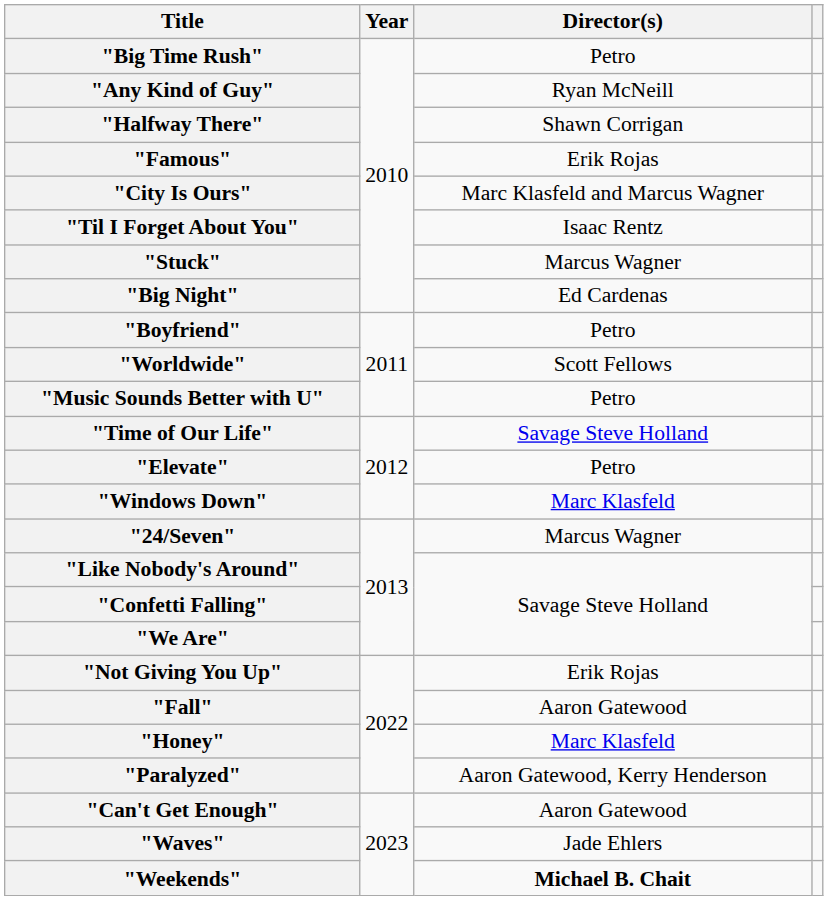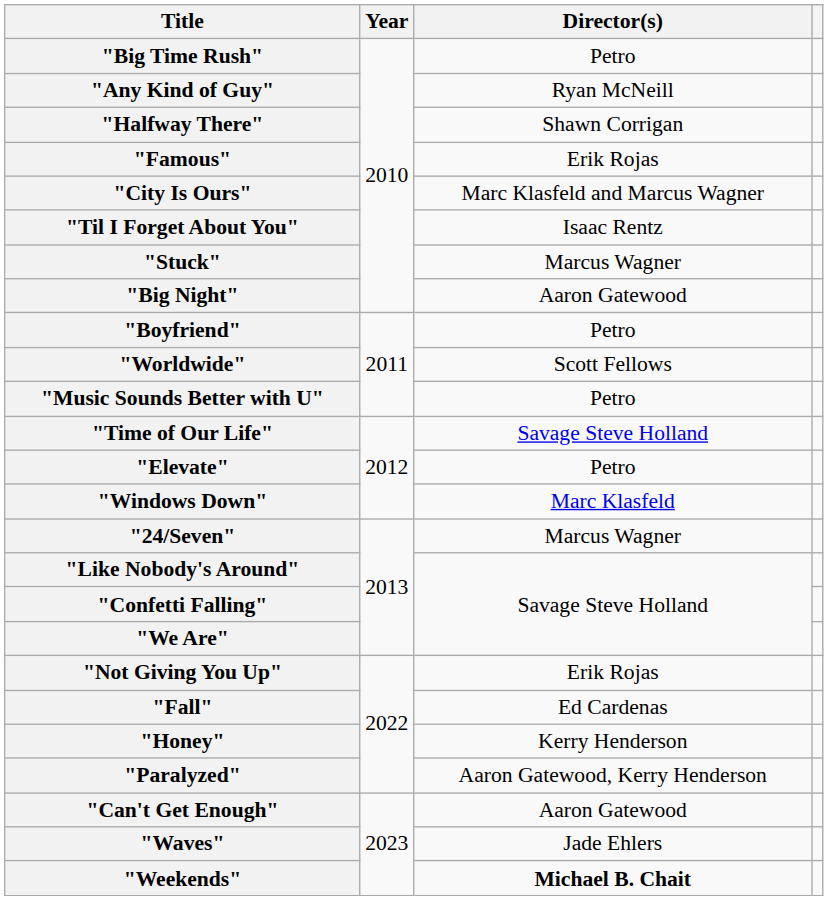(613, 295) Ed Cardenas -> (613, 295) Aaron Gatewood
(613, 706) Aaron Gatewood -> (613, 706) Ed Cardenas
(613, 741) Marc Klasfeld -> (613, 741) Kerry Henderson
